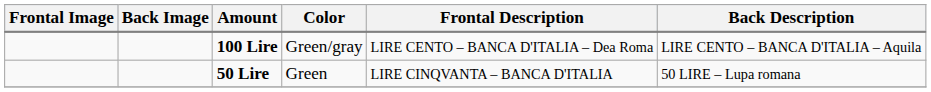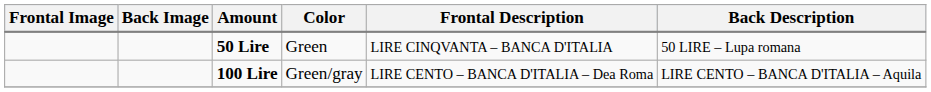rows swapped: (243, 73) <-> (247, 46)
